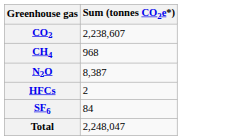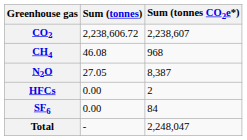+ column: (113, 14)
